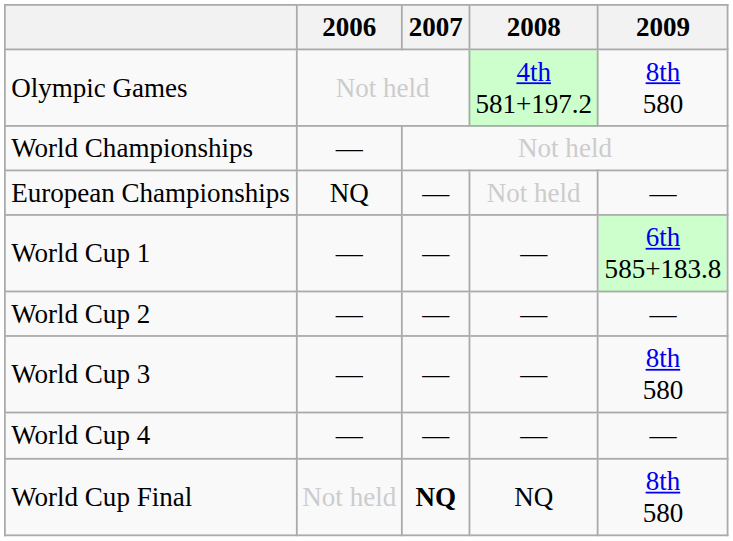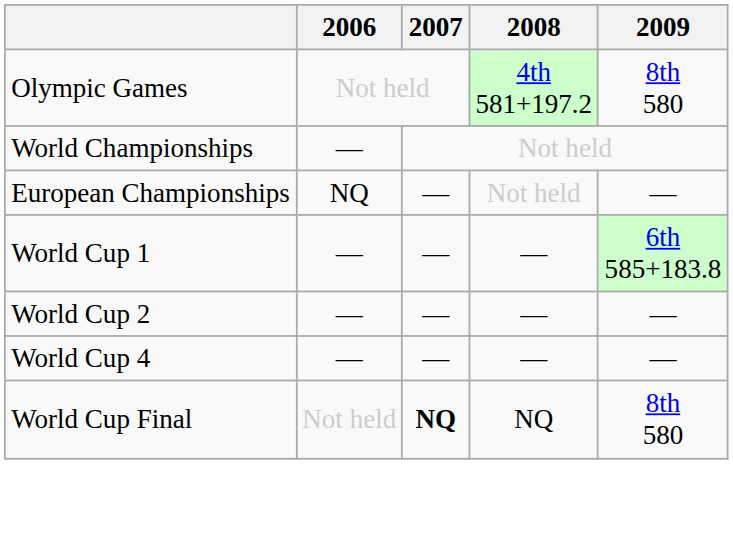- row: (81, 374)
